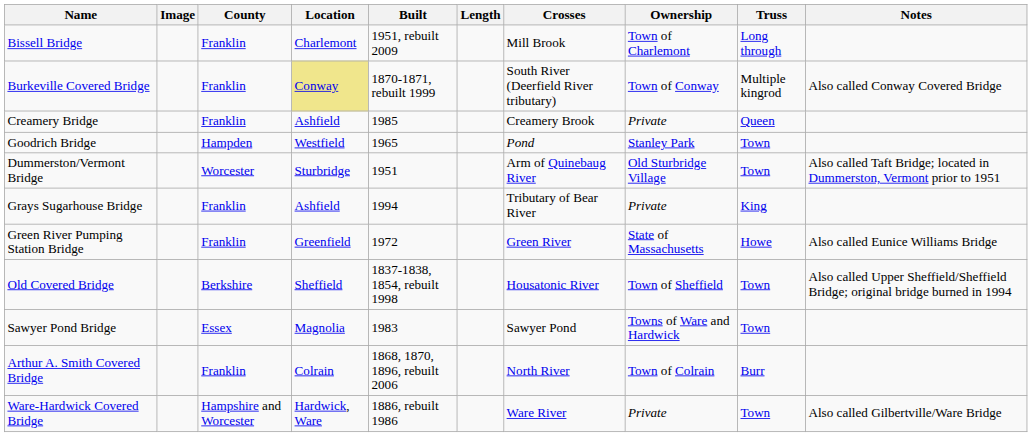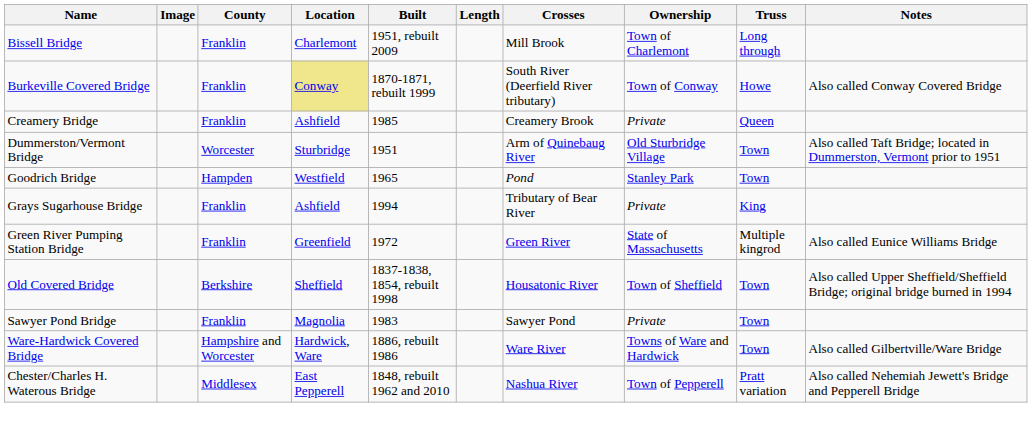(763, 86) Multiple kingrod -> (755, 86) Howe
rows swapped: (66, 170) <-> (52, 142)
(756, 241) Howe -> (762, 241) Multiple kingrod
(217, 327) Essex -> (223, 320) Franklin
(679, 327) Towns of Ware and Hardwick -> (646, 320) Private
- row: (74, 370)
(647, 413) Private -> (678, 348) Towns of Ware and Hardwick
+ row: (57, 384)
